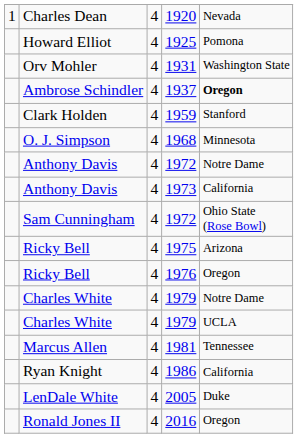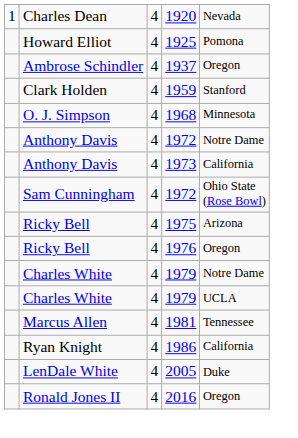- row: (60, 66)
(223, 90) bold -> (221, 66) normal
